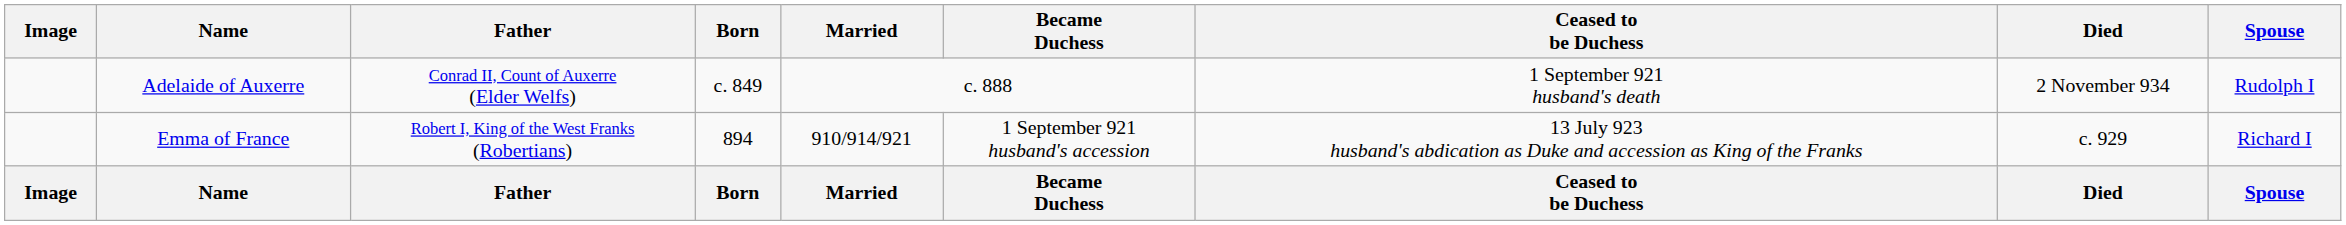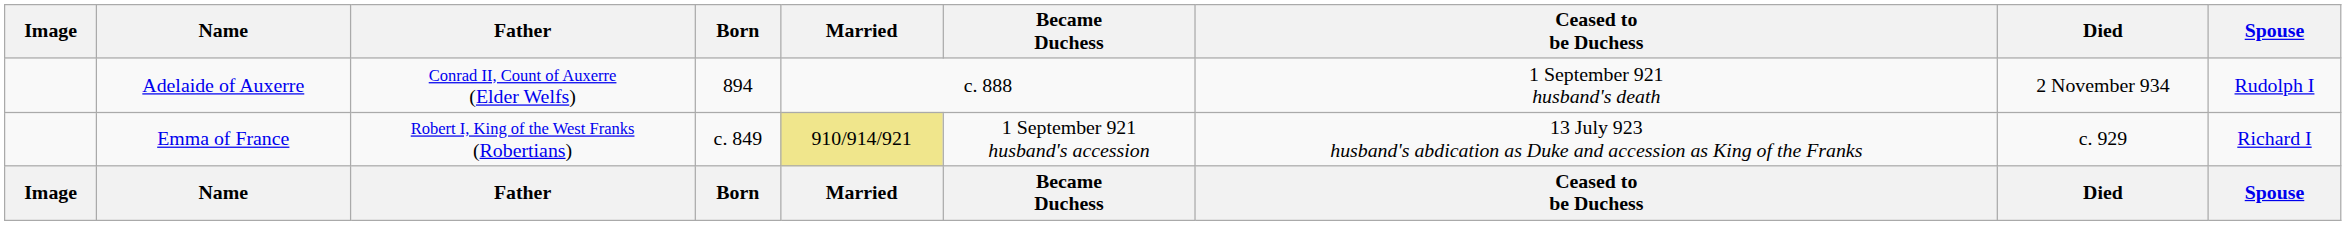(738, 85) c. 849 -> (738, 85) 894
(738, 138) 894 -> (738, 138) c. 849
(862, 138) no background -> (862, 138) khaki background
